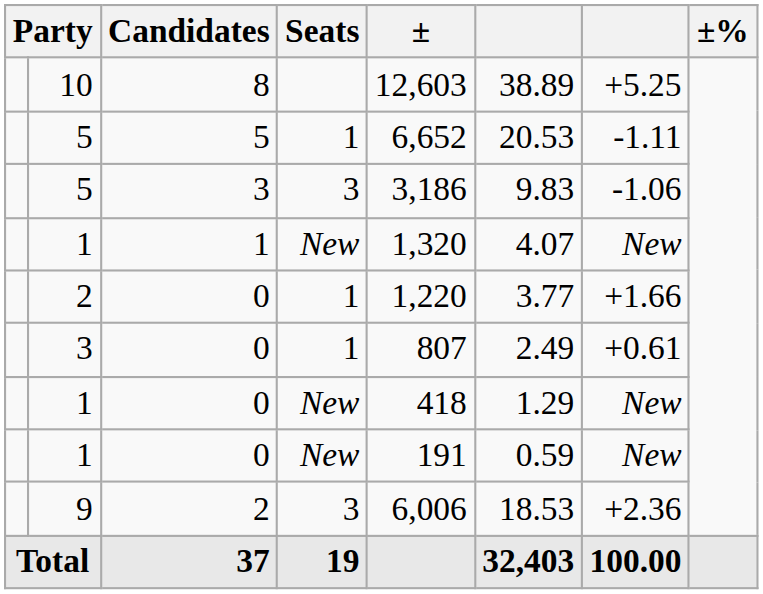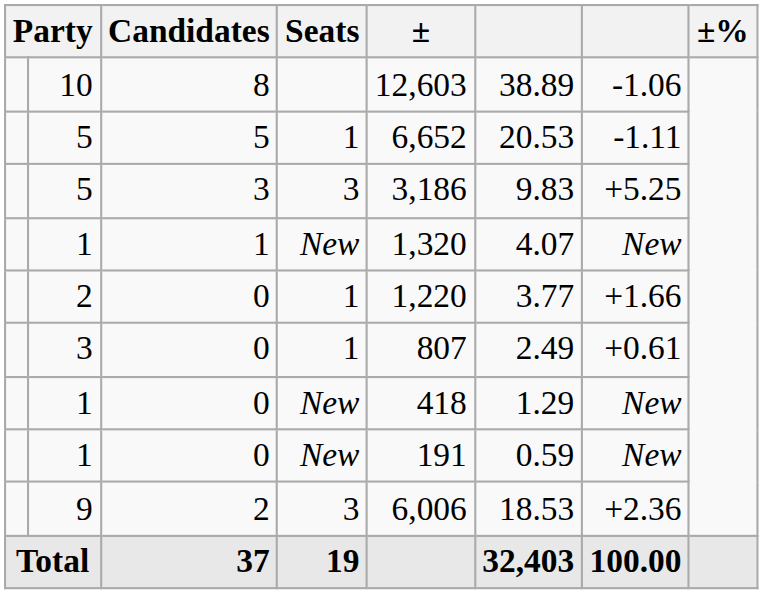(643, 84) +5.25 -> (647, 84) -1.06
(647, 190) -1.06 -> (643, 190) +5.25
